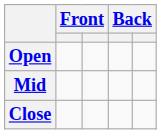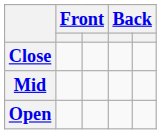rows swapped: (30, 114) <-> (30, 56)
